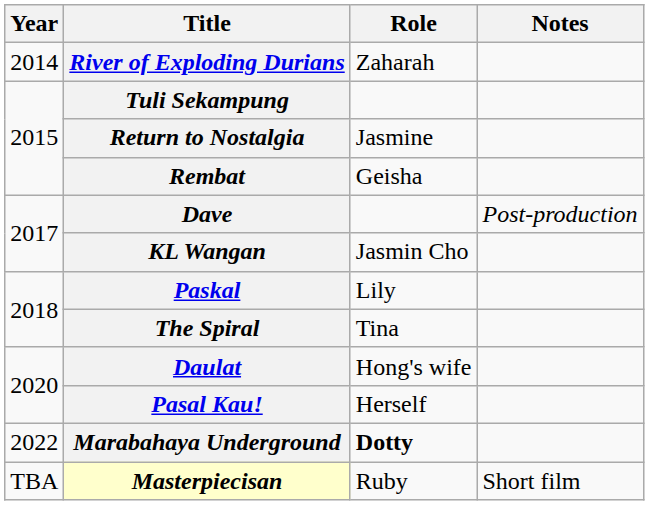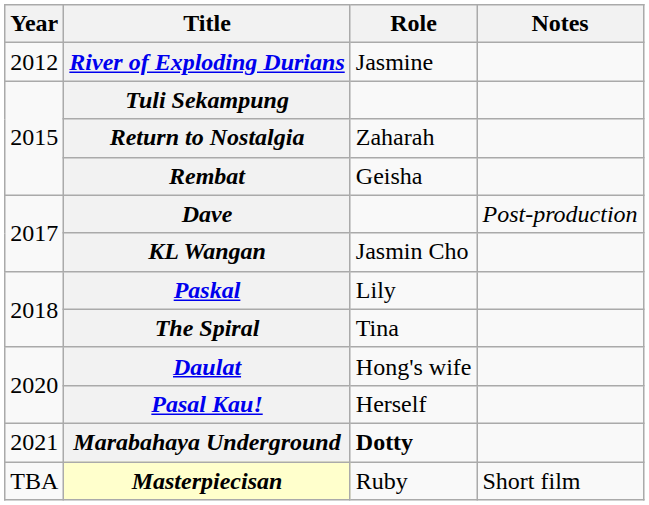(34, 61) 2014 -> (34, 61) 2012
(395, 61) Zaharah -> (394, 61) Jasmine
(394, 137) Jasmine -> (395, 137) Zaharah
(34, 442) 2022 -> (34, 442) 2021
